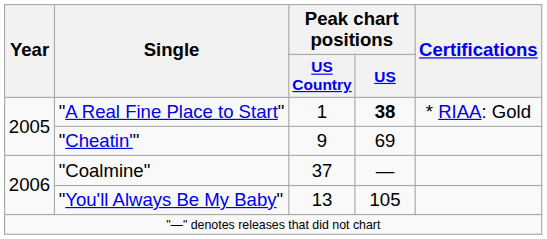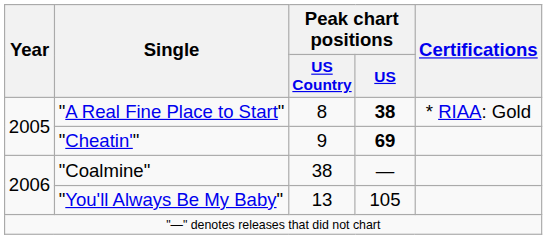(322, 111) 1 -> (322, 111) 8
(385, 141) normal -> (385, 141) bold
(322, 170) 37 -> (322, 170) 38
